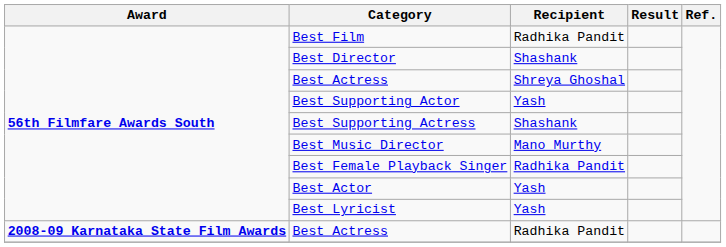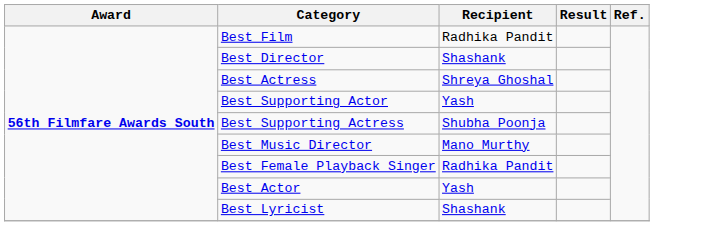(545, 123) Shashank -> (494, 123) Shubha Poonja
(530, 210) Yash -> (474, 210) Shashank
- row: (147, 231)
